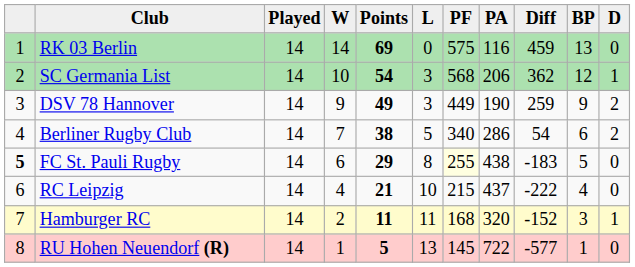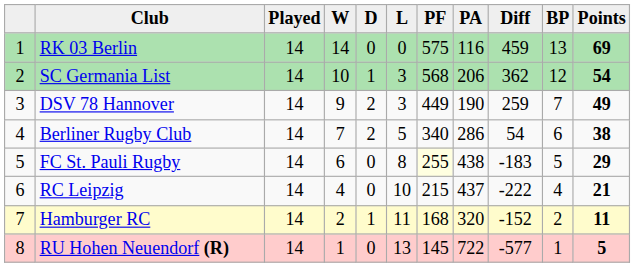columns swapped: (615, 18) <-> (384, 18)
(583, 104) 9 -> (558, 104) 7
(20, 162) bold -> (20, 162) normal
(583, 219) 3 -> (558, 219) 2
